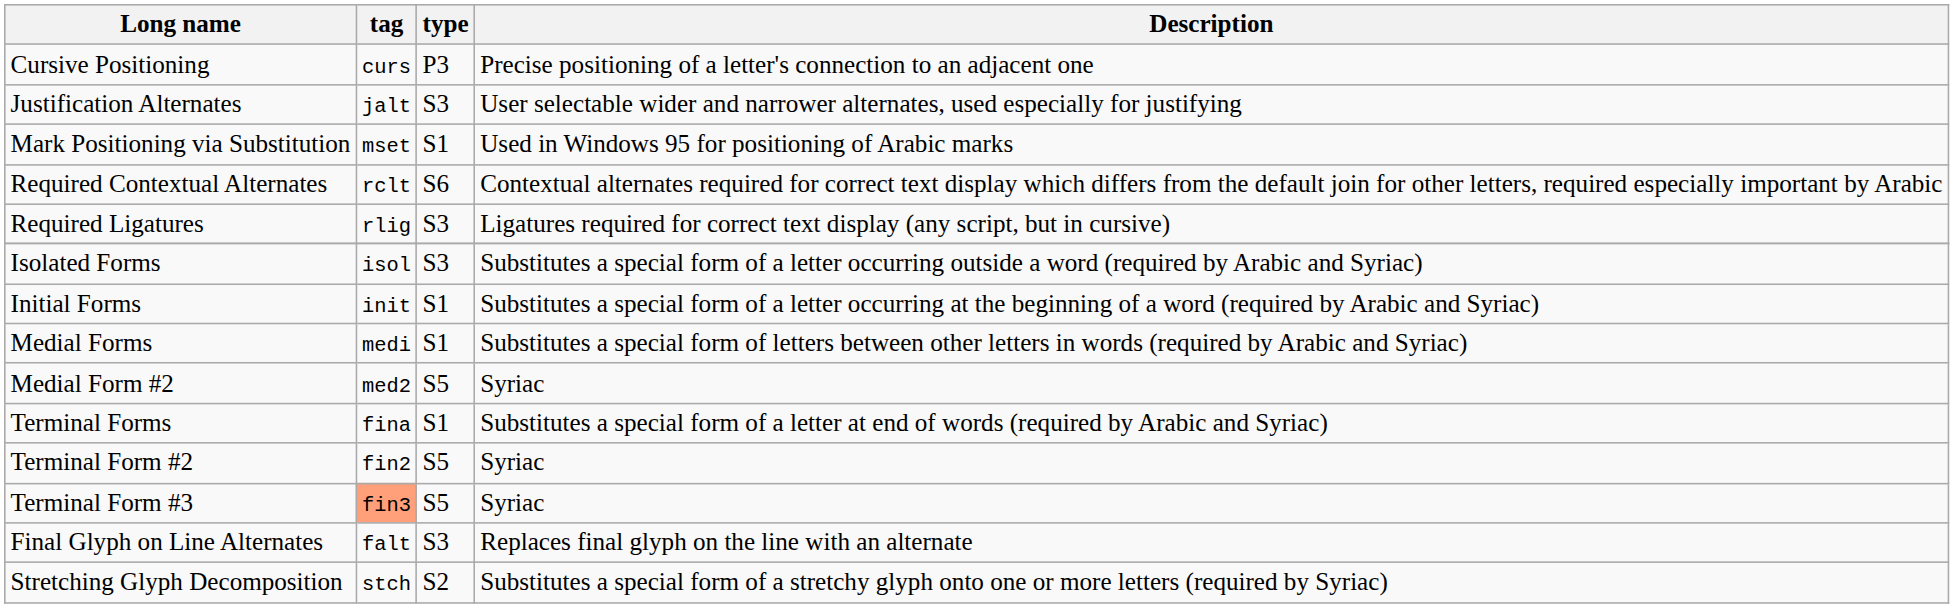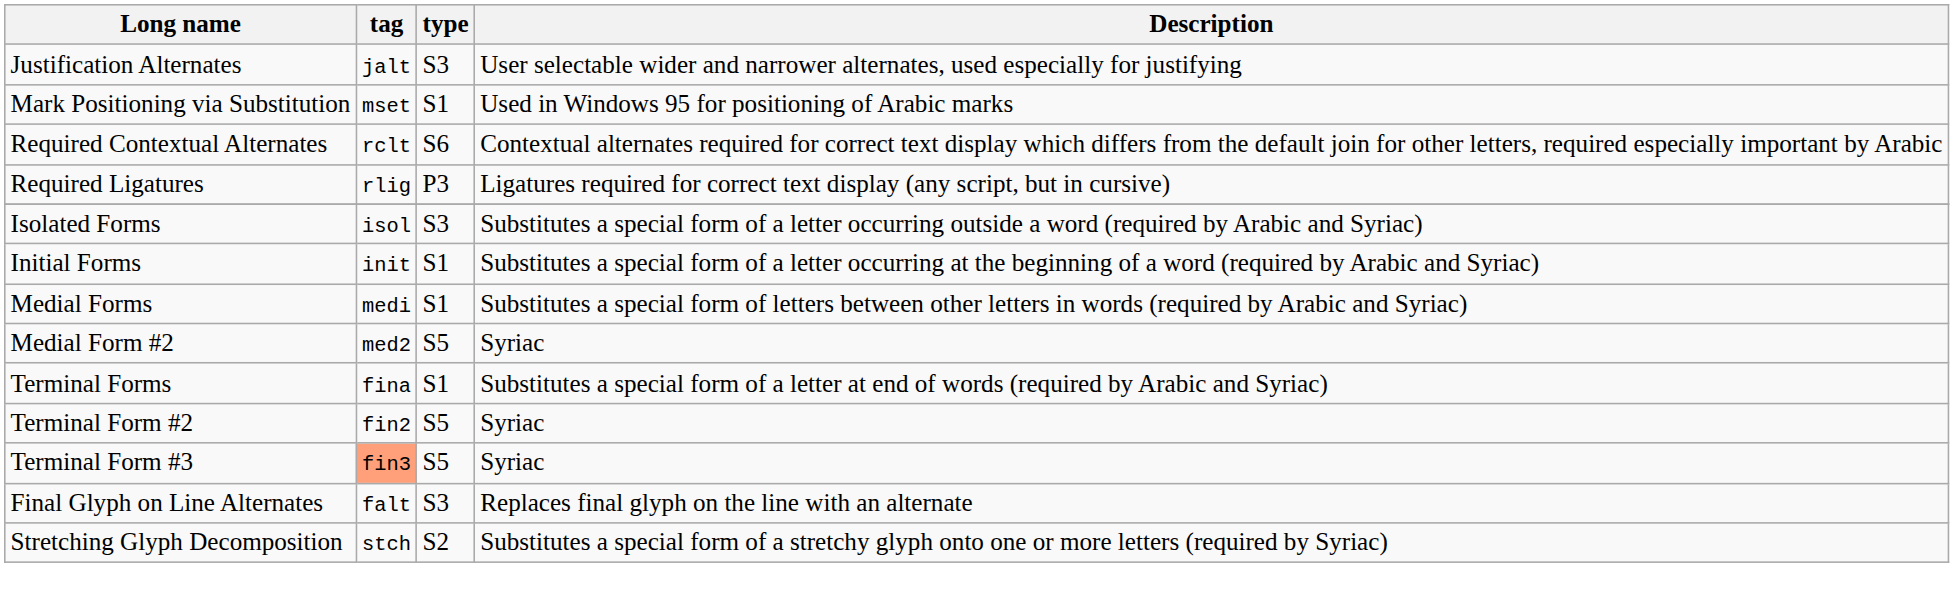- row: (110, 64)
(436, 223) S3 -> (436, 183) P3
